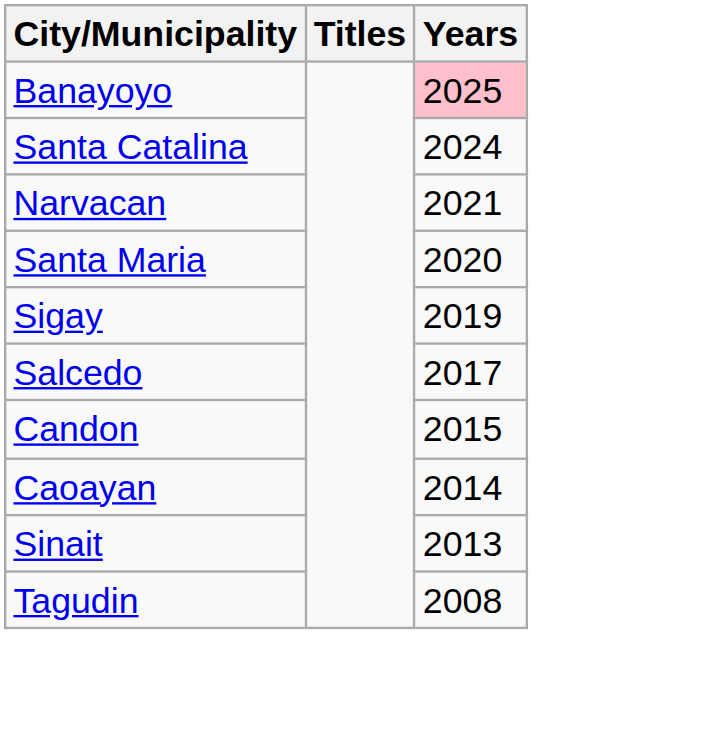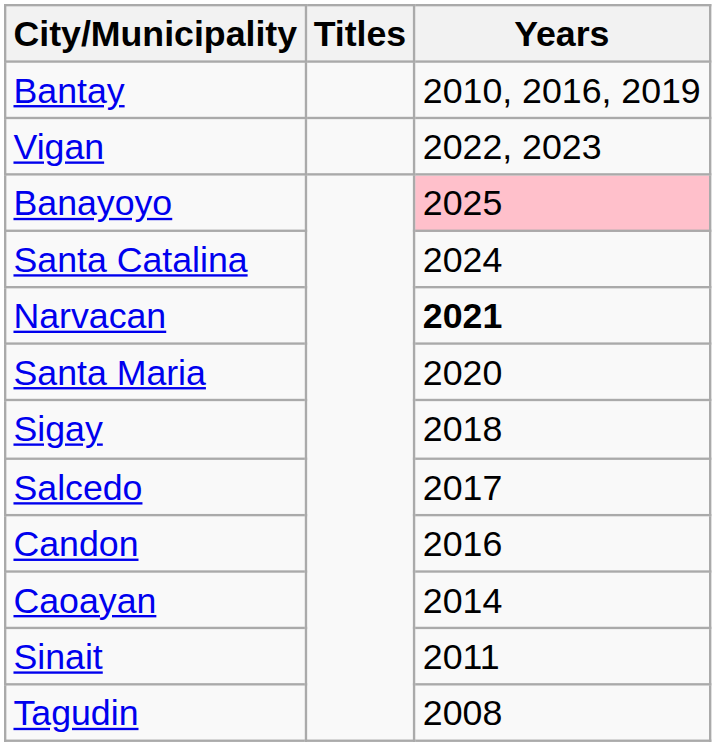+ row: (69, 90)
+ row: (59, 147)
(463, 203) normal -> (463, 316) bold
(463, 316) 2019 -> (463, 429) 2018
(463, 429) 2015 -> (463, 543) 2016
(463, 543) 2013 -> (461, 656) 2011
